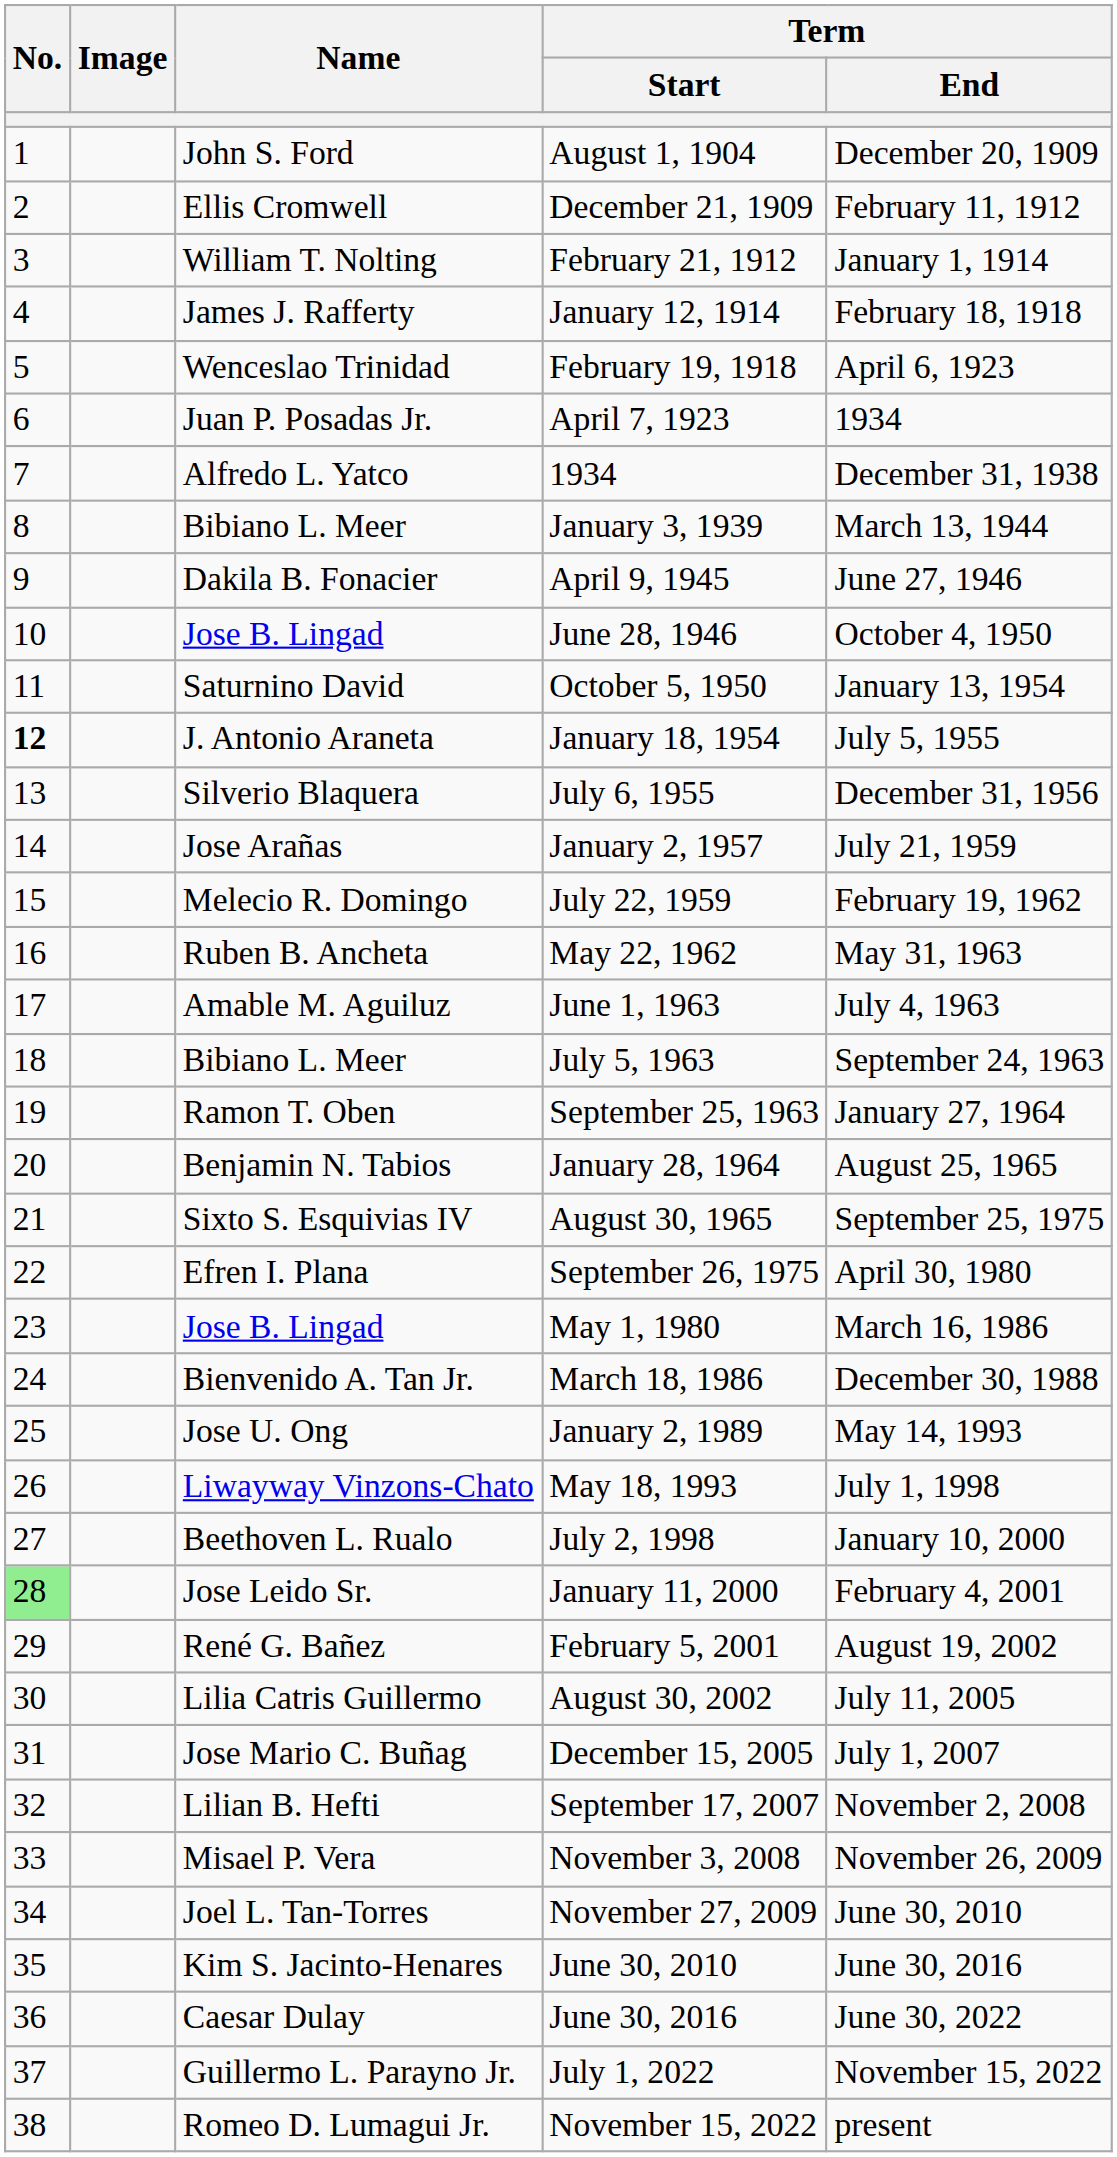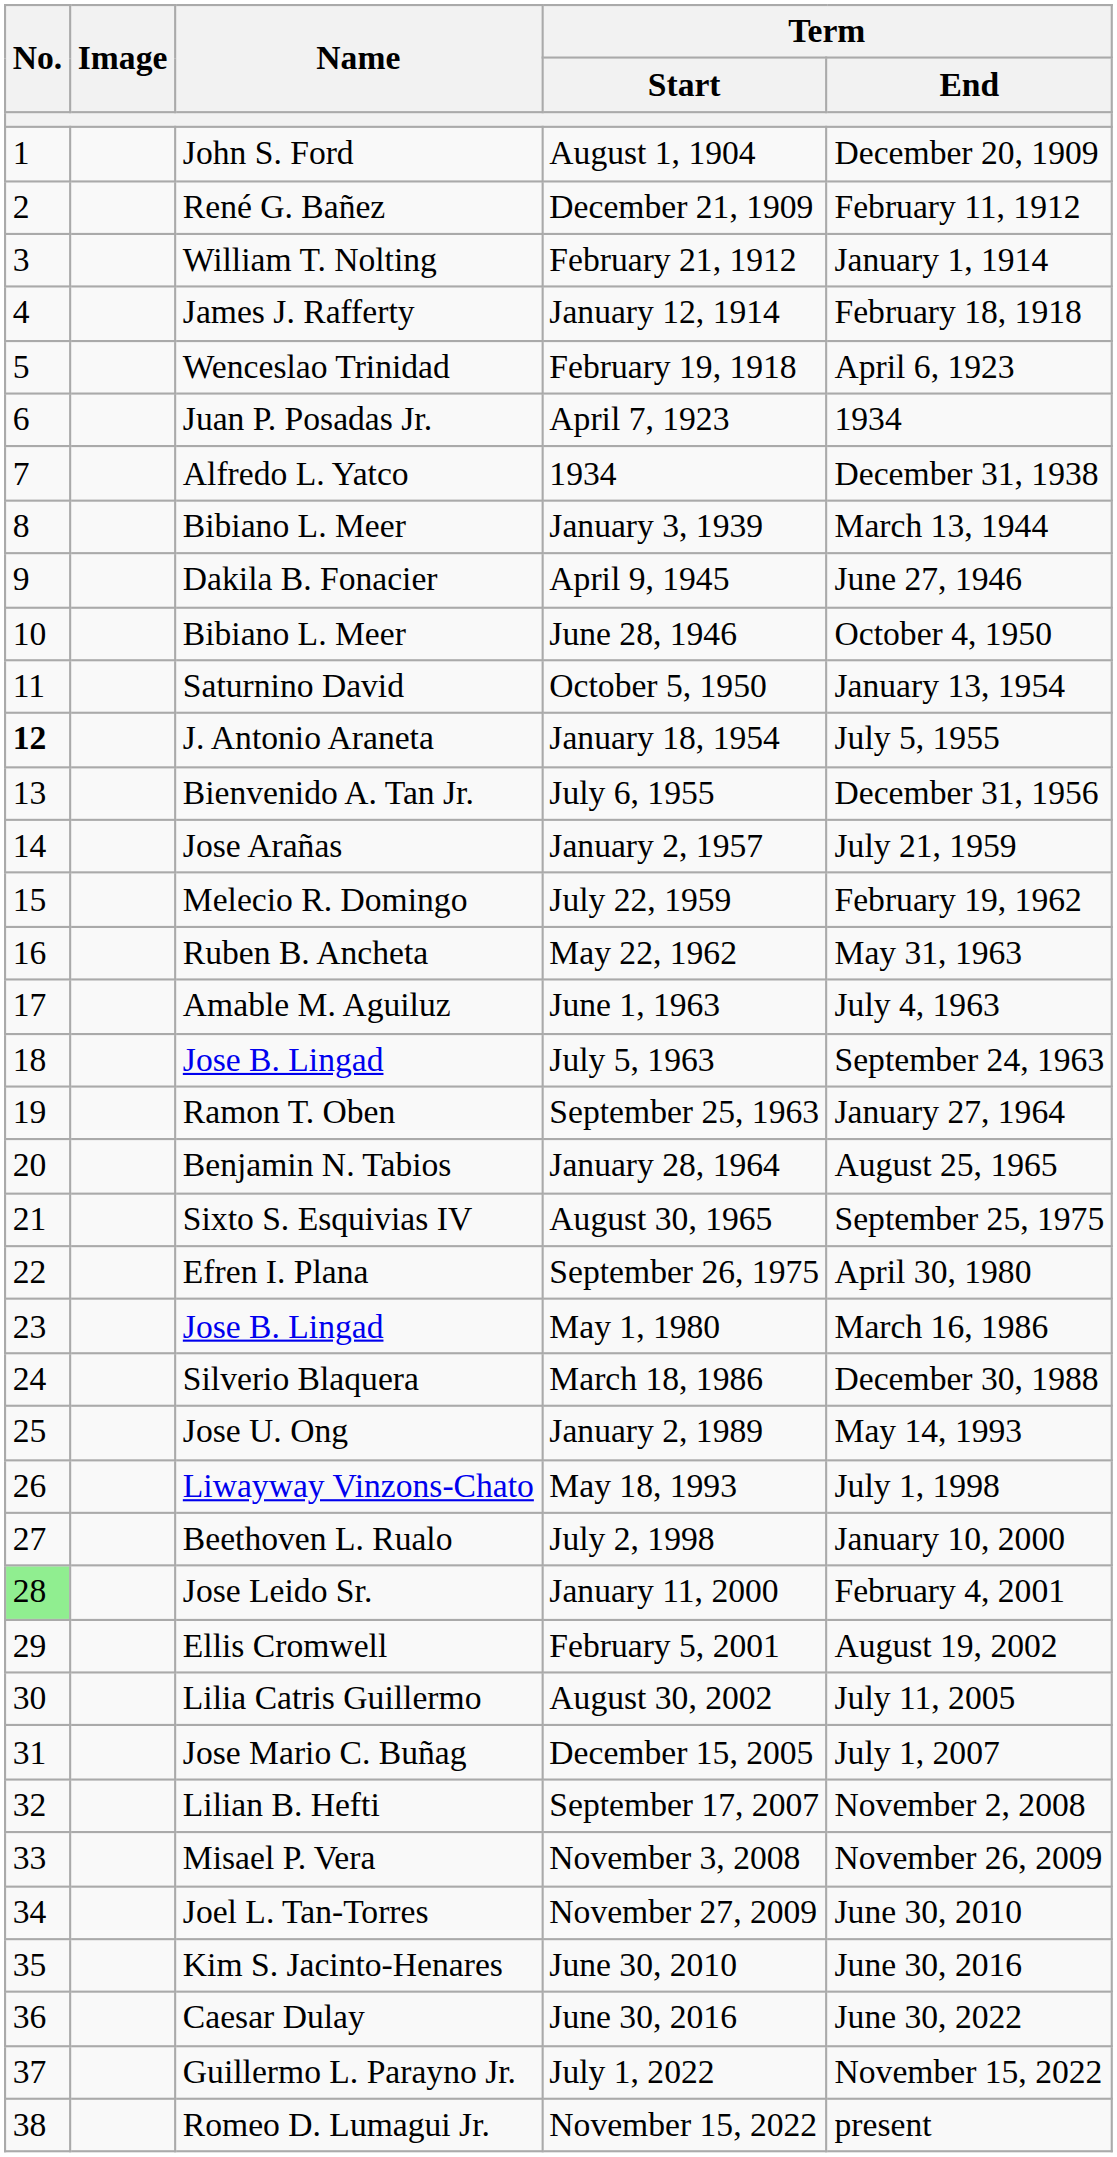(285, 206) Ellis Cromwell -> (284, 206) René G. Bañez
(283, 632) Jose B. Lingad -> (294, 632) Bibiano L. Meer
(301, 792) Silverio Blaquera -> (328, 792) Bienvenido A. Tan Jr.
(294, 1059) Bibiano L. Meer -> (283, 1059) Jose B. Lingad
(328, 1378) Bienvenido A. Tan Jr. -> (301, 1378) Silverio Blaquera
(284, 1645) René G. Bañez -> (285, 1645) Ellis Cromwell
